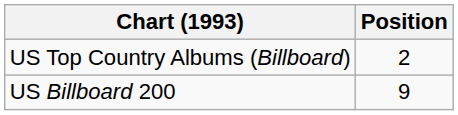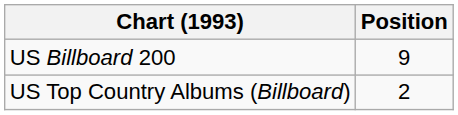rows swapped: (93, 92) <-> (180, 57)
